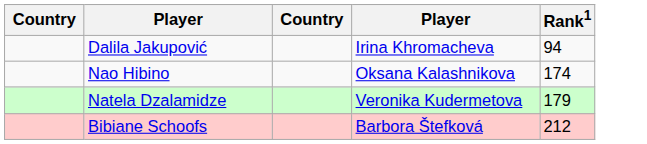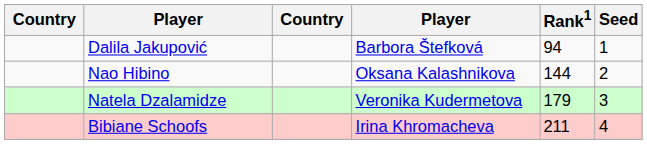+ column: (619, 19)
(425, 48) Irina Khromacheva -> (419, 48) Barbora Štefková
(557, 74) 174 -> (557, 74) 144
(419, 126) Barbora Štefková -> (425, 126) Irina Khromacheva
(557, 126) 212 -> (557, 126) 211
